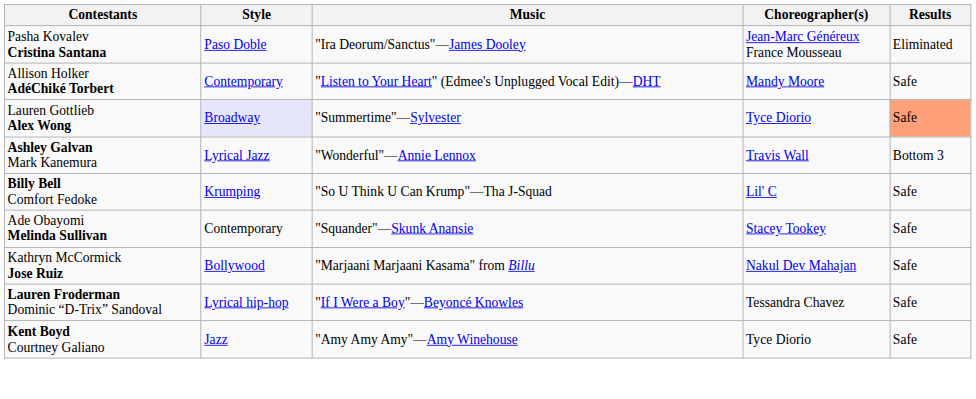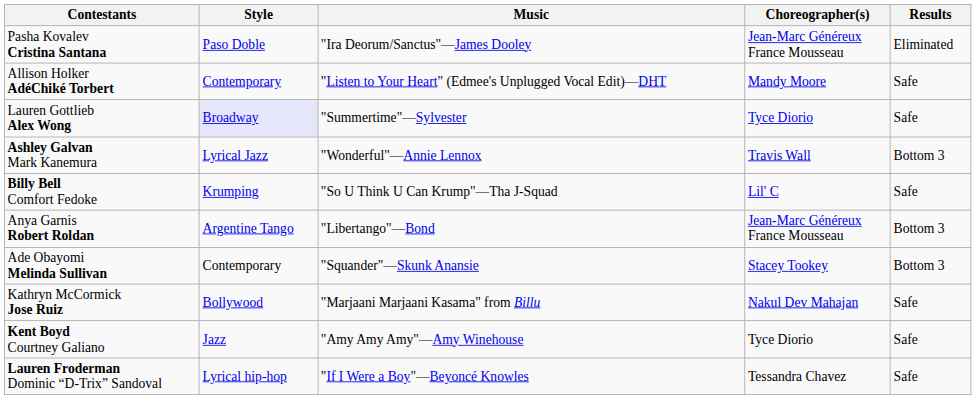(905, 118) lightsalmon background -> (906, 118) no background
+ row: (51, 228)
(905, 228) Safe -> (919, 265) Bottom 3
rows swapped: (85, 302) <-> (56, 339)
